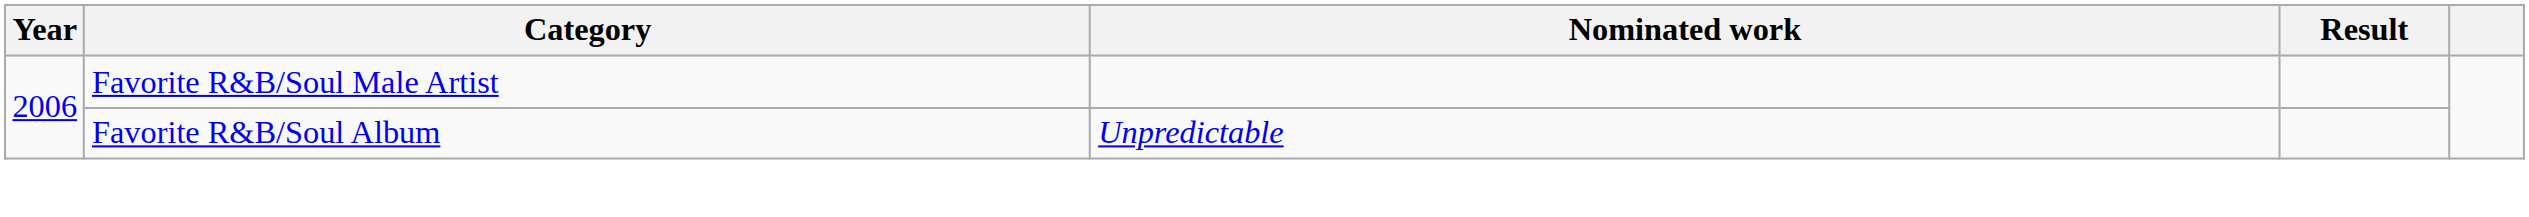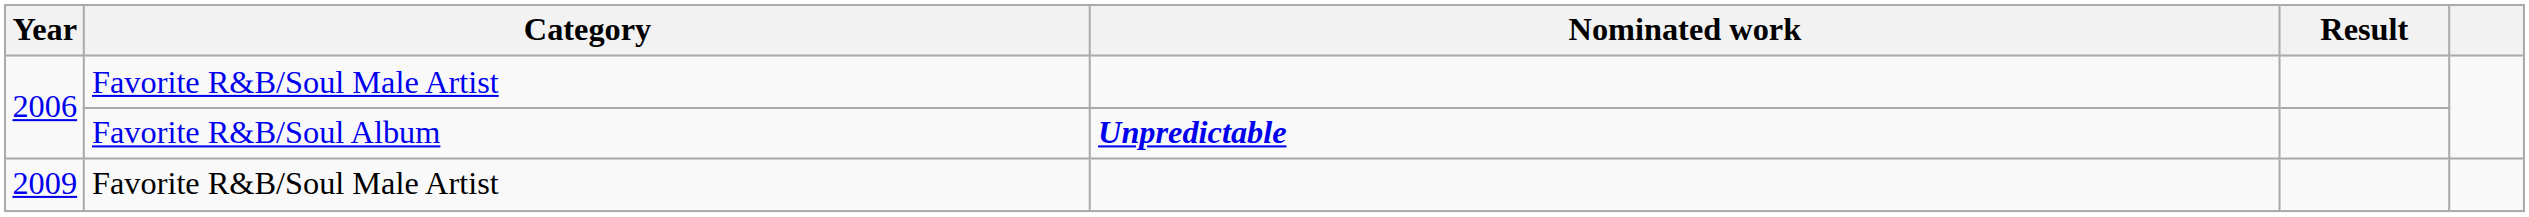(1191, 132) normal -> (1192, 132) bold
+ row: (45, 183)
